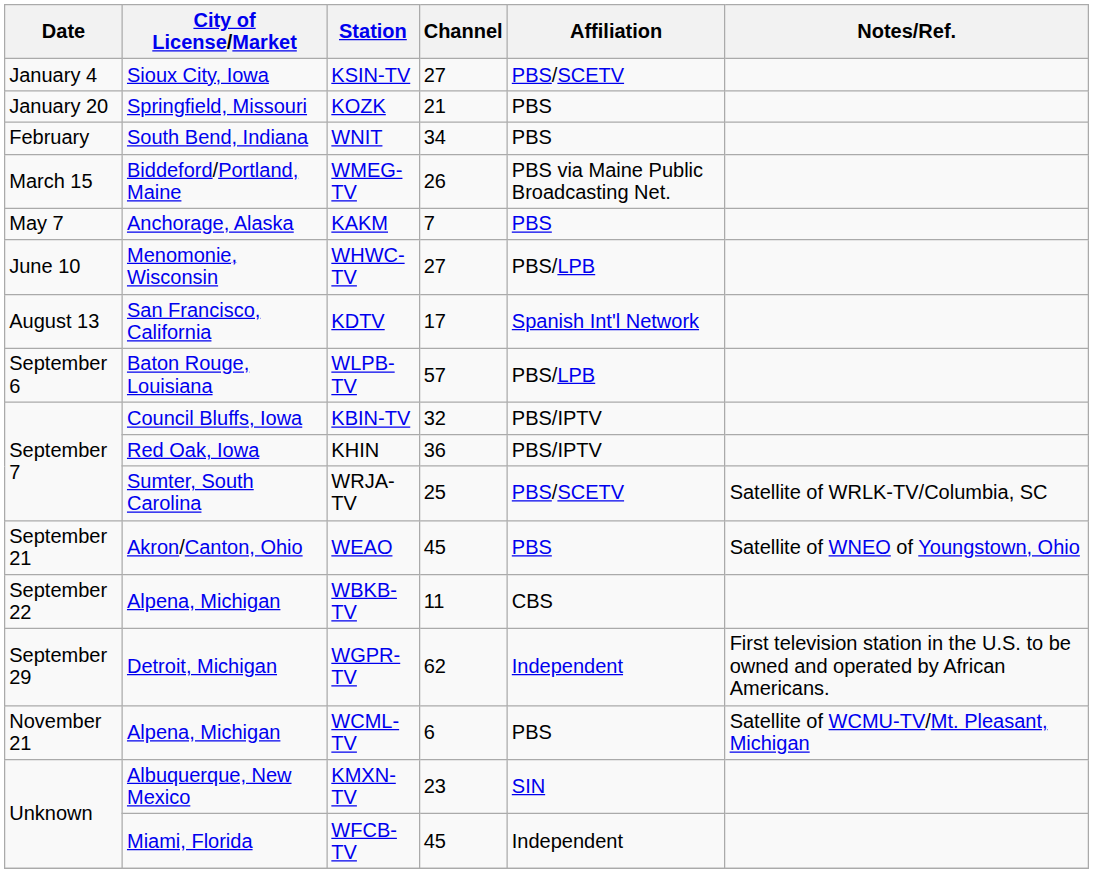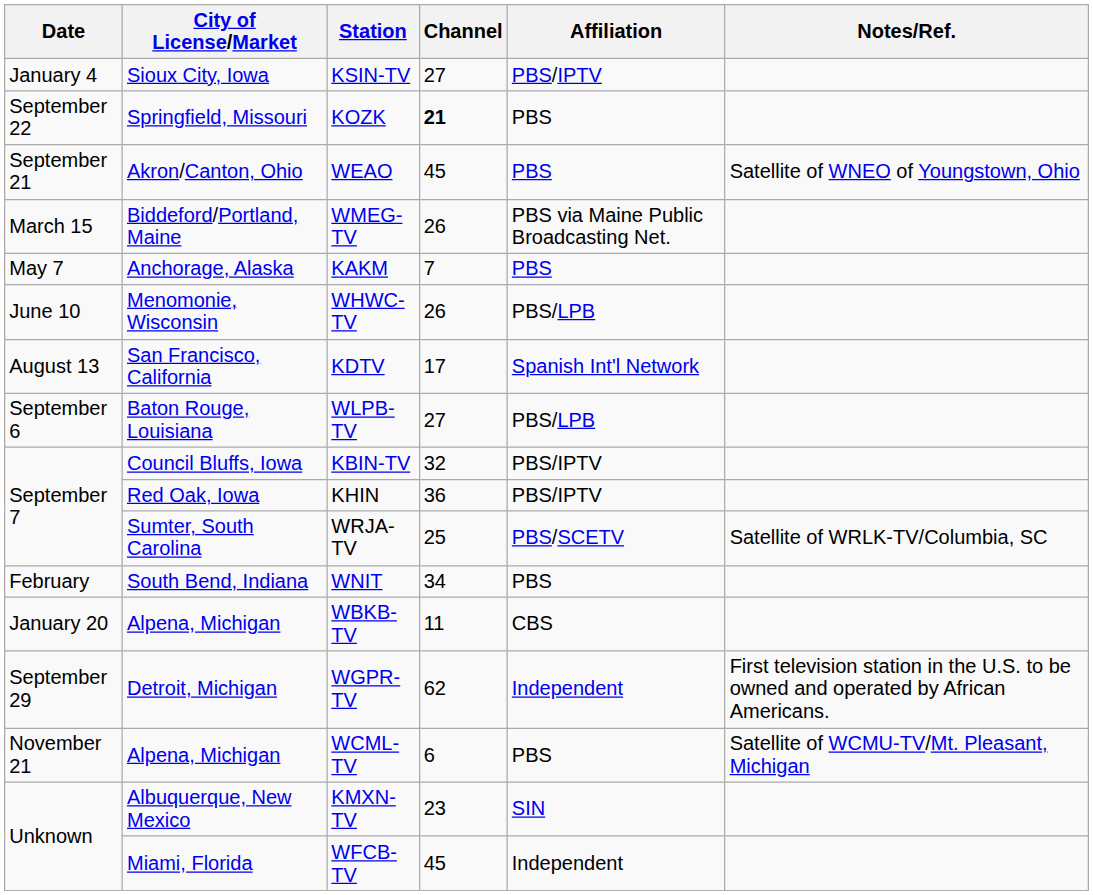(568, 74) PBS/SCETV -> (557, 74) PBS/IPTV
(59, 106) January 20 -> (58, 117) September 22
(435, 106) normal -> (435, 117) bold
rows swapped: (357, 138) <-> (362, 547)
(435, 266) 27 -> (435, 311) 26
(435, 375) 57 -> (435, 420) 27
(58, 601) September 22 -> (59, 623) January 20
